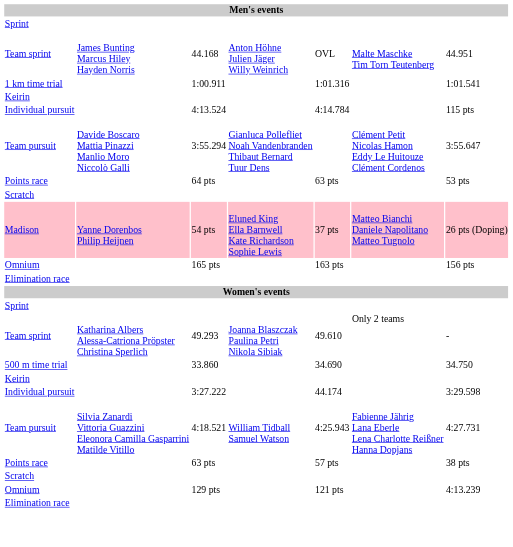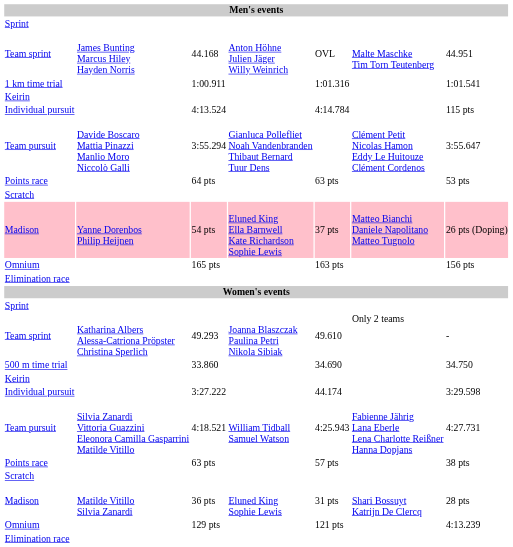+ row: (22, 500)
